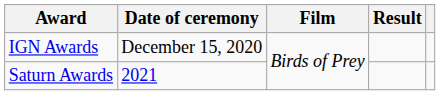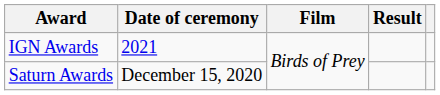(192, 47) December 15, 2020 -> (139, 47) 2021
(139, 75) 2021 -> (192, 75) December 15, 2020
